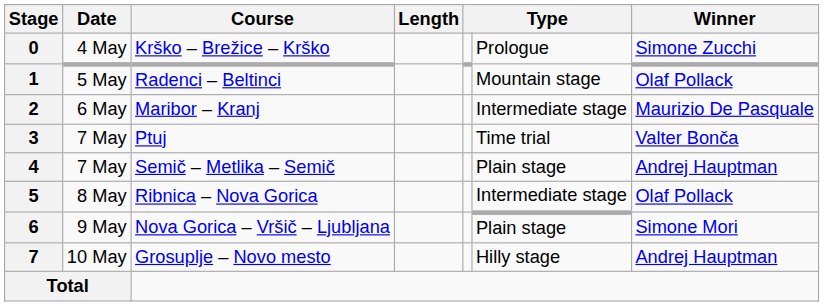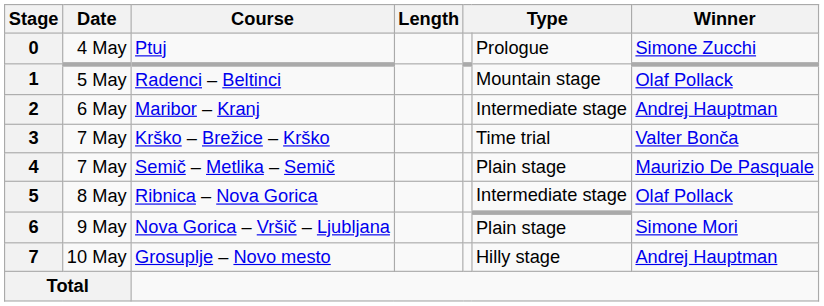(232, 47) Krško – Brežice – Krško -> (151, 47) Ptuj
(725, 109) Maurizio De Pasquale -> (706, 109) Andrej Hauptman
(151, 138) Ptuj -> (232, 138) Krško – Brežice – Krško
(706, 167) Andrej Hauptman -> (725, 167) Maurizio De Pasquale
